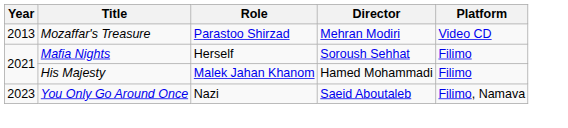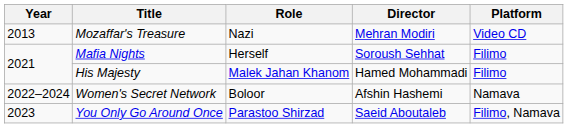(242, 34) Parastoo Shirzad -> (241, 34) Nazi
+ row: (146, 93)
(206, 93) Nazi -> (276, 113) Parastoo Shirzad
